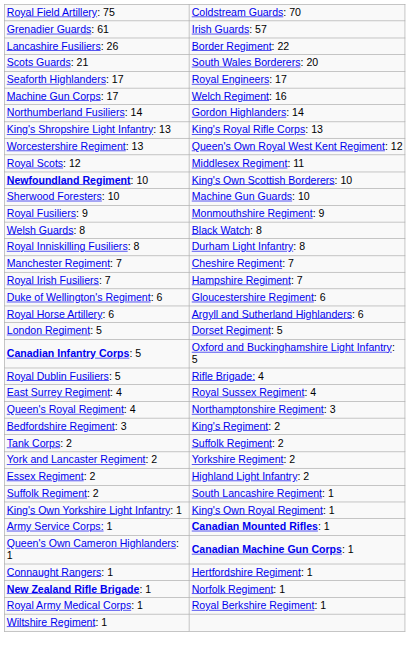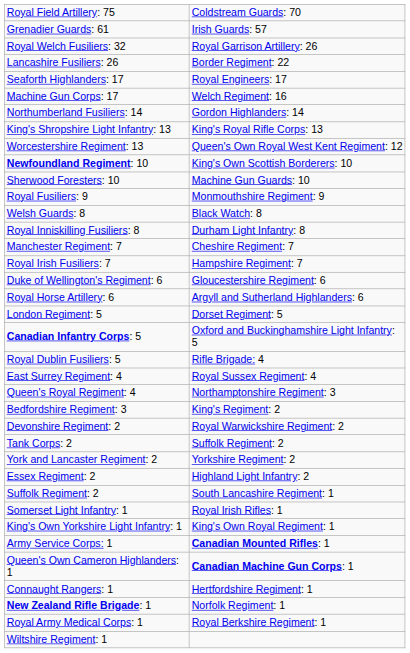+ row: (66, 46)
- row: (48, 63)
- row: (44, 163)
+ row: (63, 426)
+ row: (67, 510)
